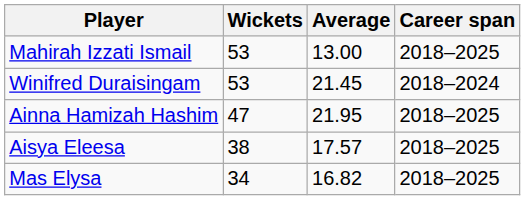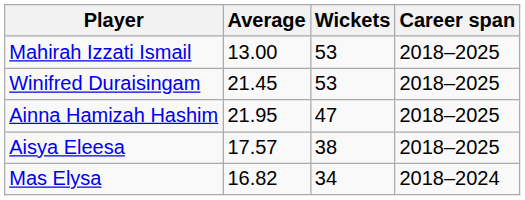columns swapped: (265, 20) <-> (351, 20)
(450, 83) 2018–2024 -> (450, 83) 2018–2025
(450, 178) 2018–2025 -> (450, 178) 2018–2024
